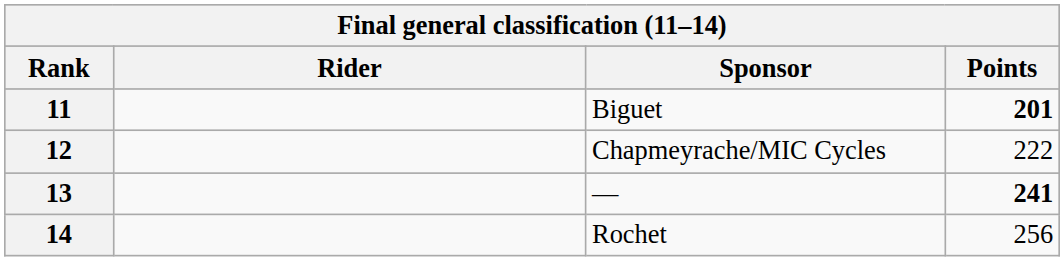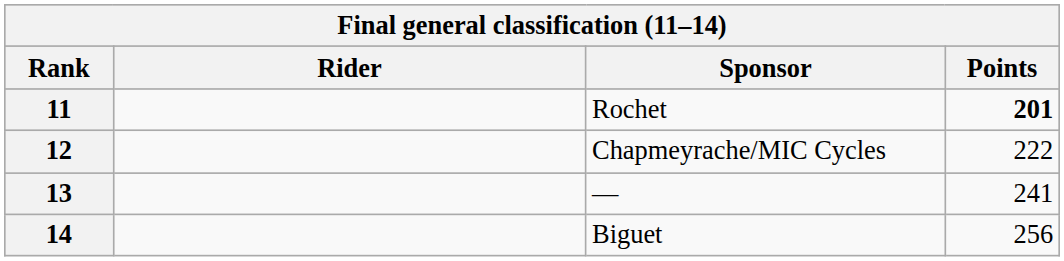(627, 109) Biguet -> (629, 109) Rochet
(1033, 192) bold -> (1033, 192) normal
(629, 234) Rochet -> (627, 234) Biguet
